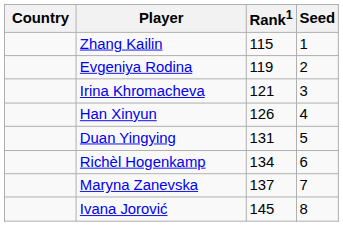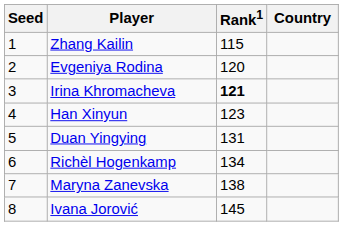columns swapped: (40, 18) <-> (317, 18)
(261, 67) 119 -> (232, 67) 120
(262, 91) normal -> (232, 91) bold
(262, 114) 126 -> (232, 114) 123
(262, 185) 137 -> (232, 185) 138
